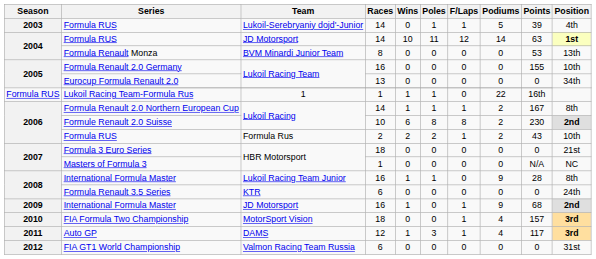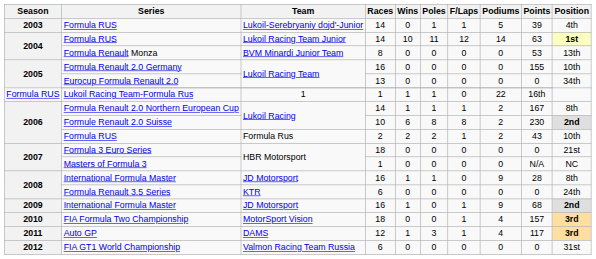(271, 39) JD Motorsport -> (294, 39) Lukoil Racing Team Junior
(294, 178) Lukoil Racing Team Junior -> (271, 178) JD Motorsport
